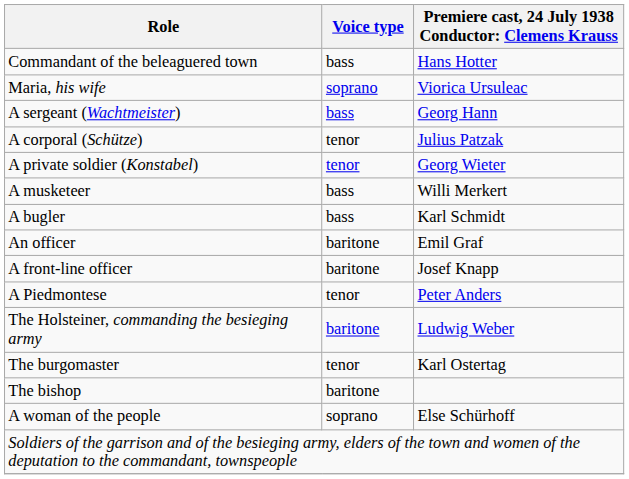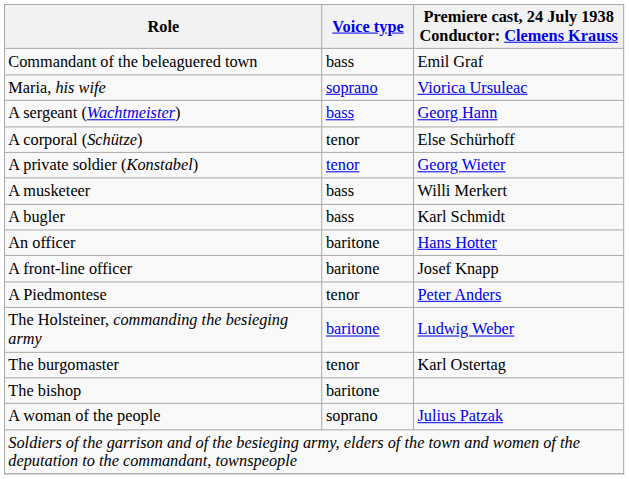(457, 61) Hans Hotter -> (450, 61) Emil Graf
(460, 139) Julius Patzak -> (466, 139) Else Schürhoff
(450, 242) Emil Graf -> (457, 242) Hans Hotter
(466, 416) Else Schürhoff -> (460, 416) Julius Patzak
